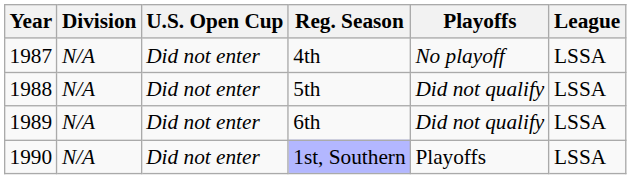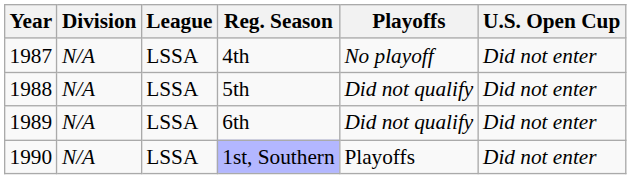columns swapped: (587, 21) <-> (215, 21)
